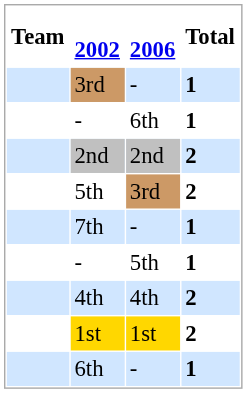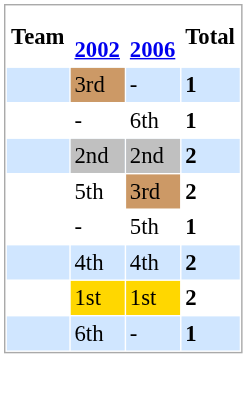- row: (89, 226)
